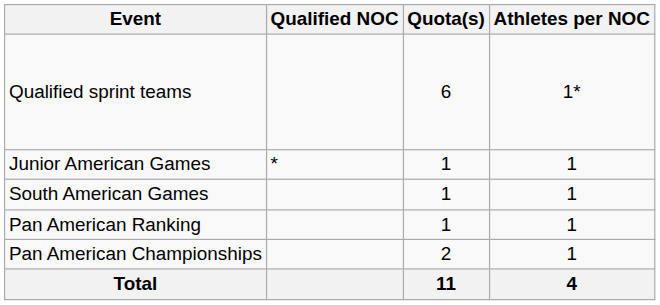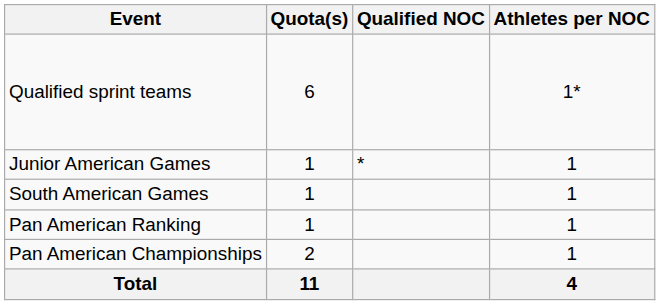columns swapped: (446, 19) <-> (335, 19)
